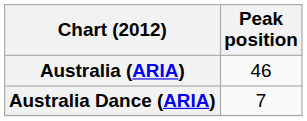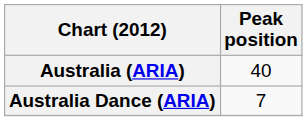(261, 70) 46 -> (261, 70) 40
